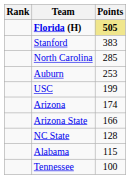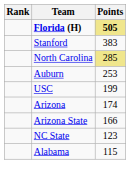(110, 58) no background -> (110, 58) khaki background
(110, 136) 128 -> (110, 136) 123
- row: (54, 167)
